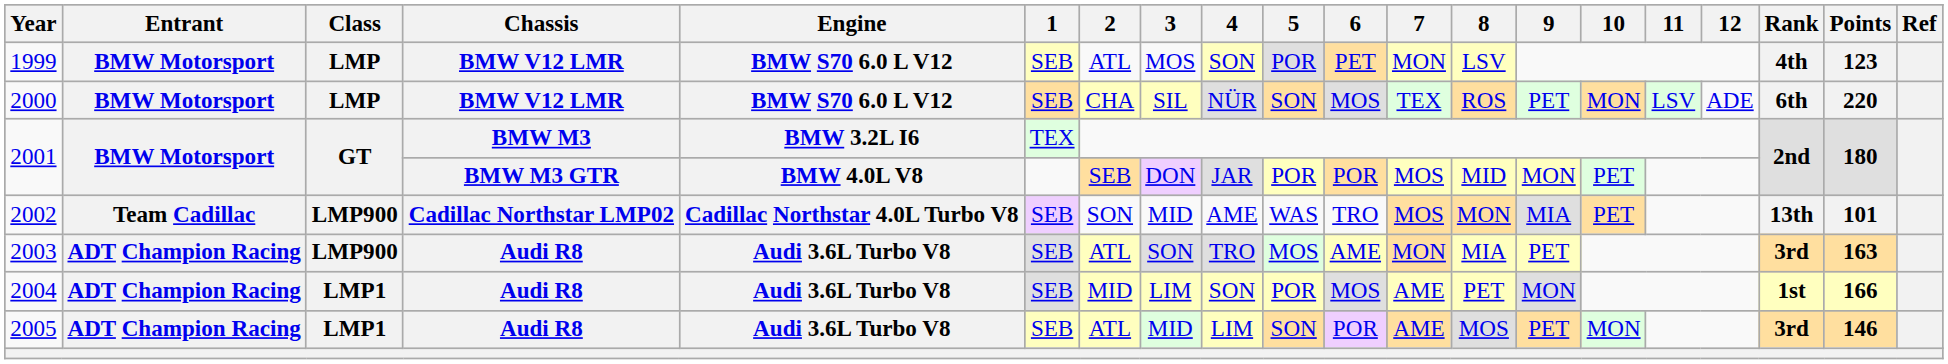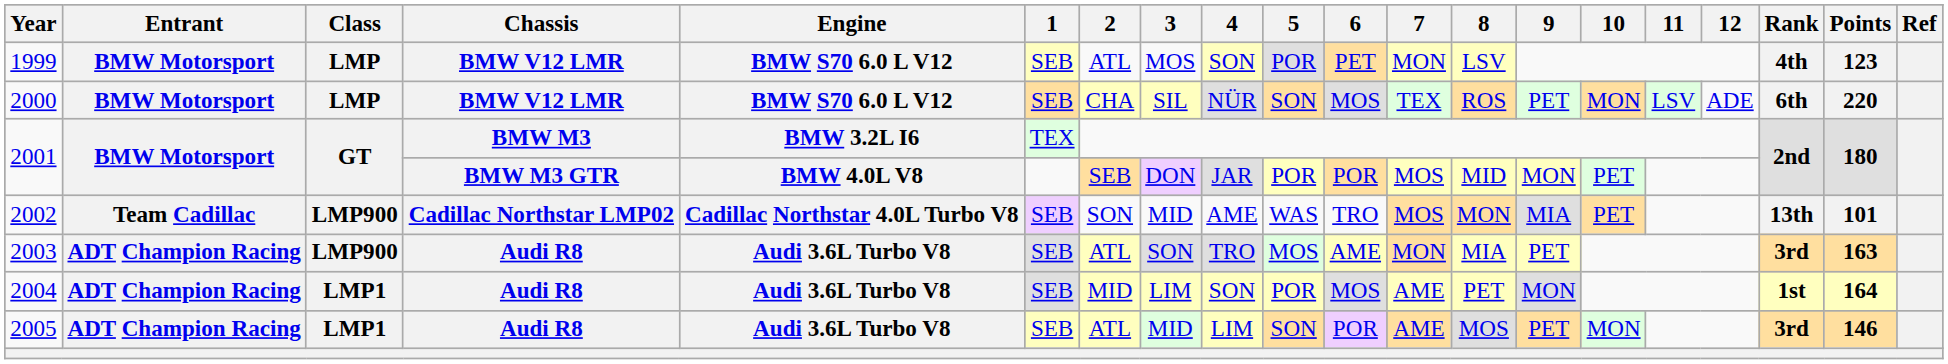(1860, 290) 166 -> (1860, 290) 164
